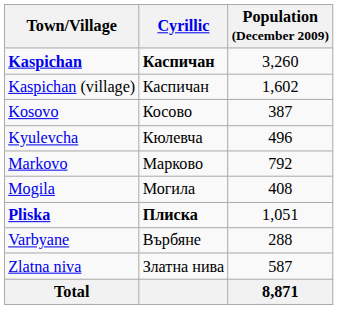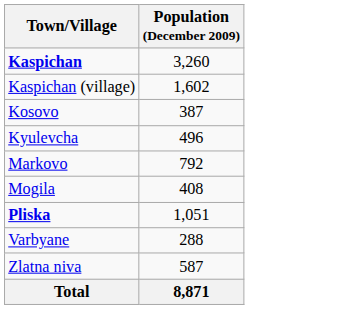- column: (183, 26)
